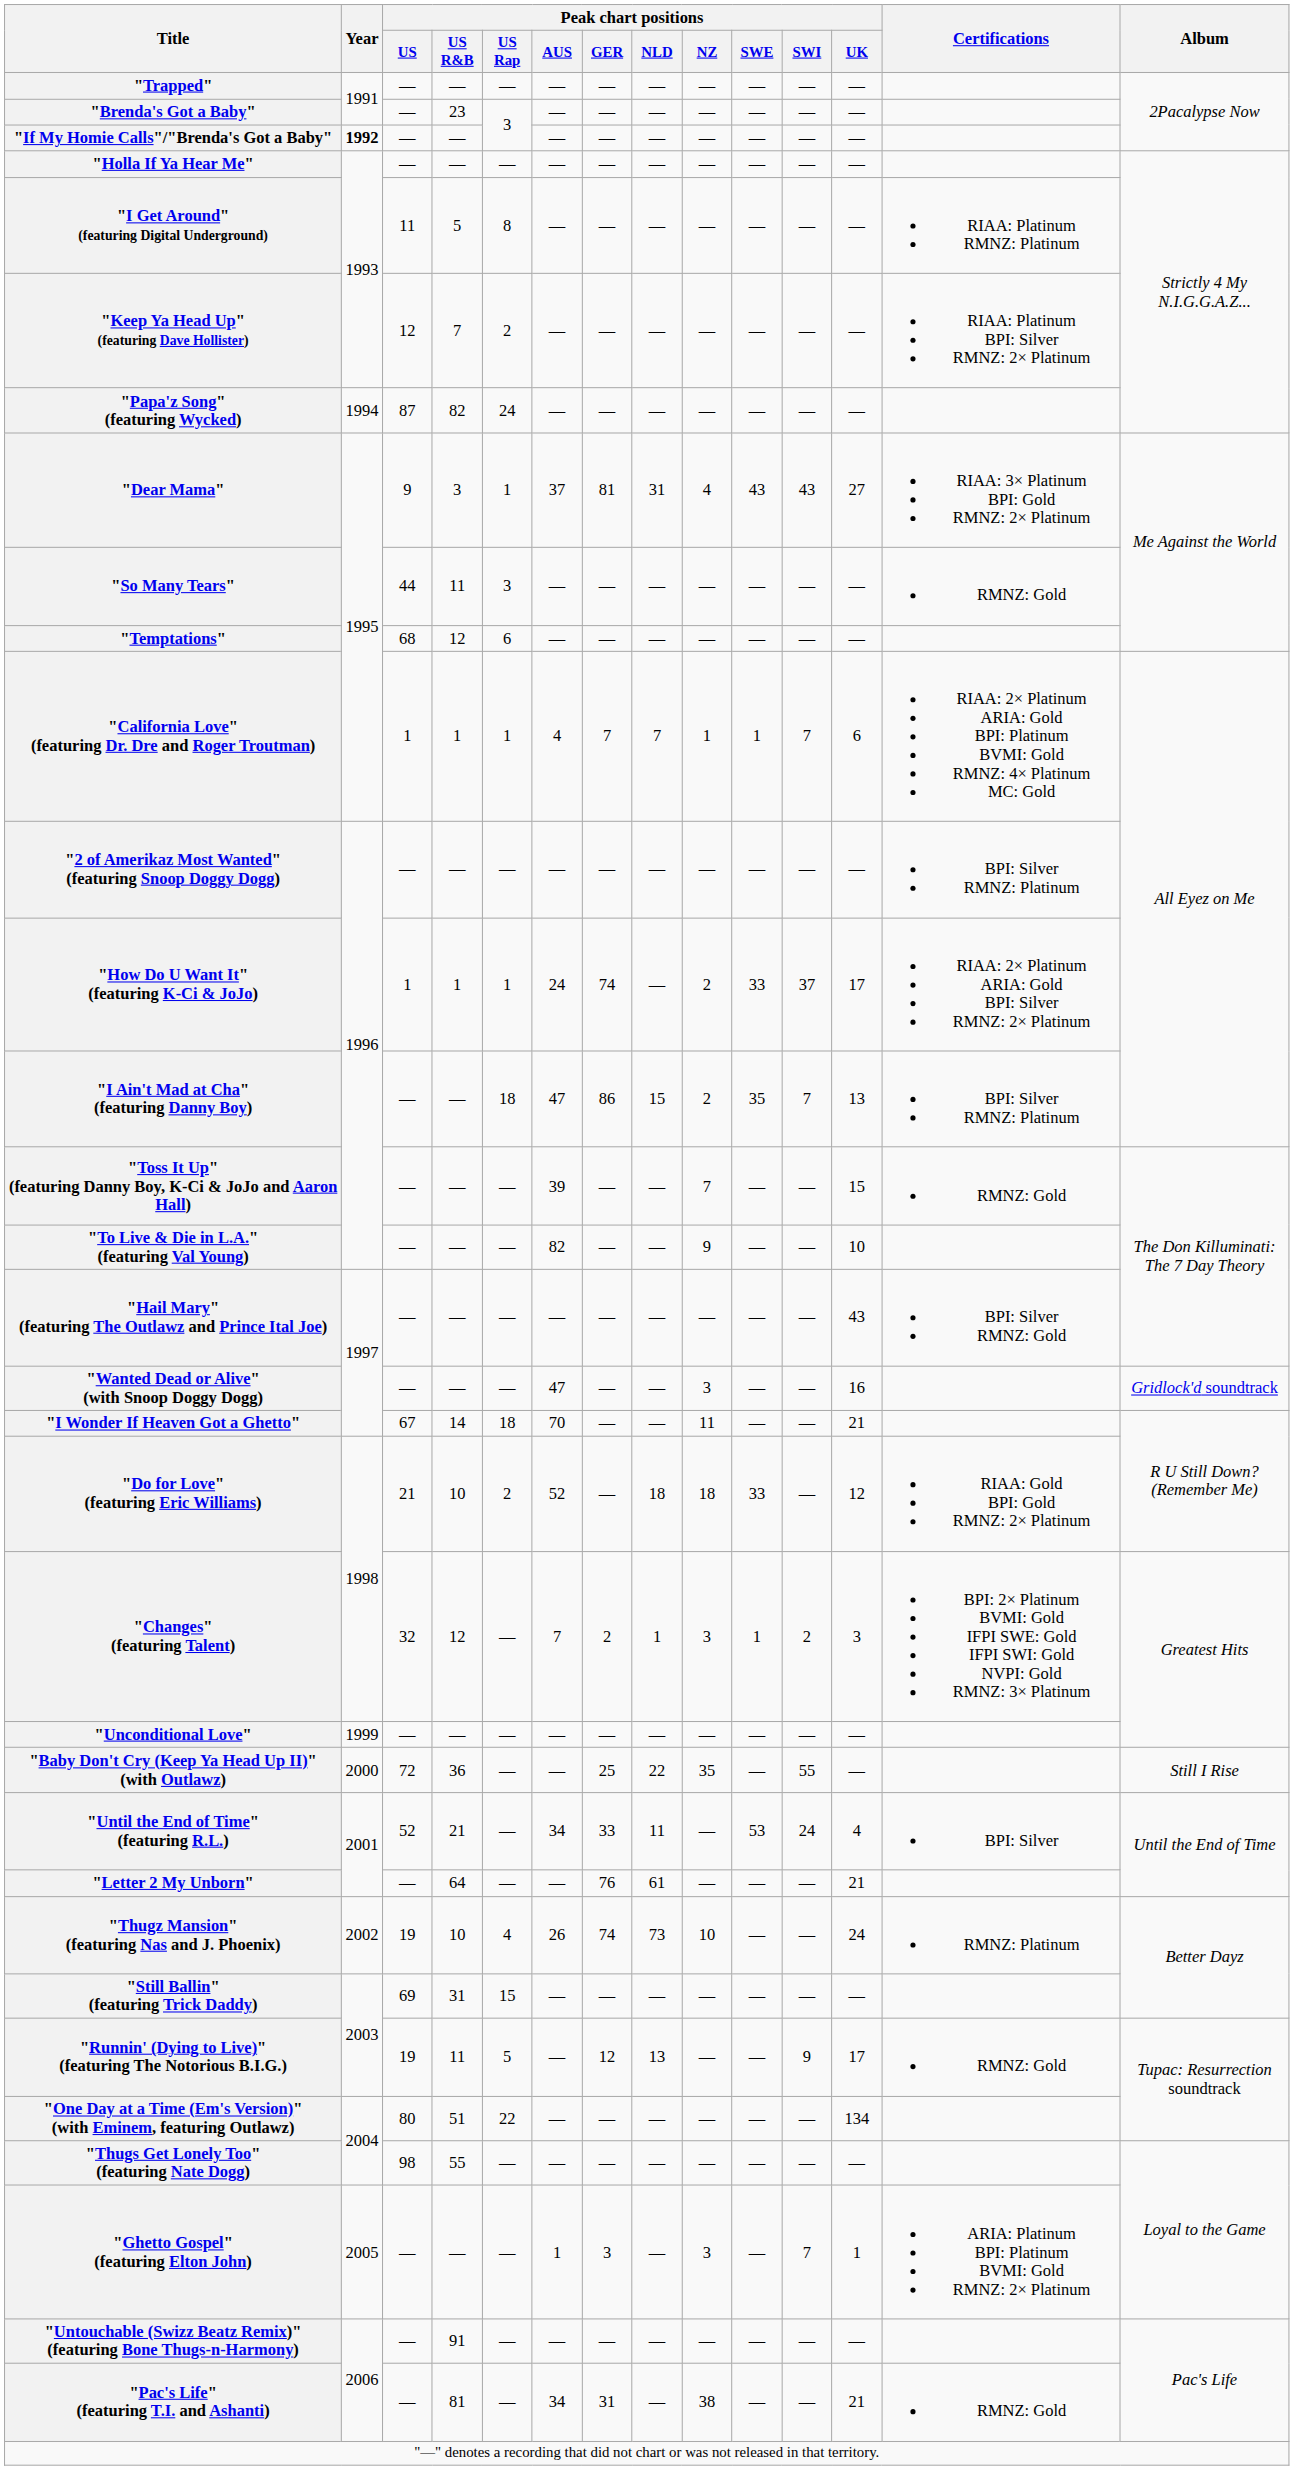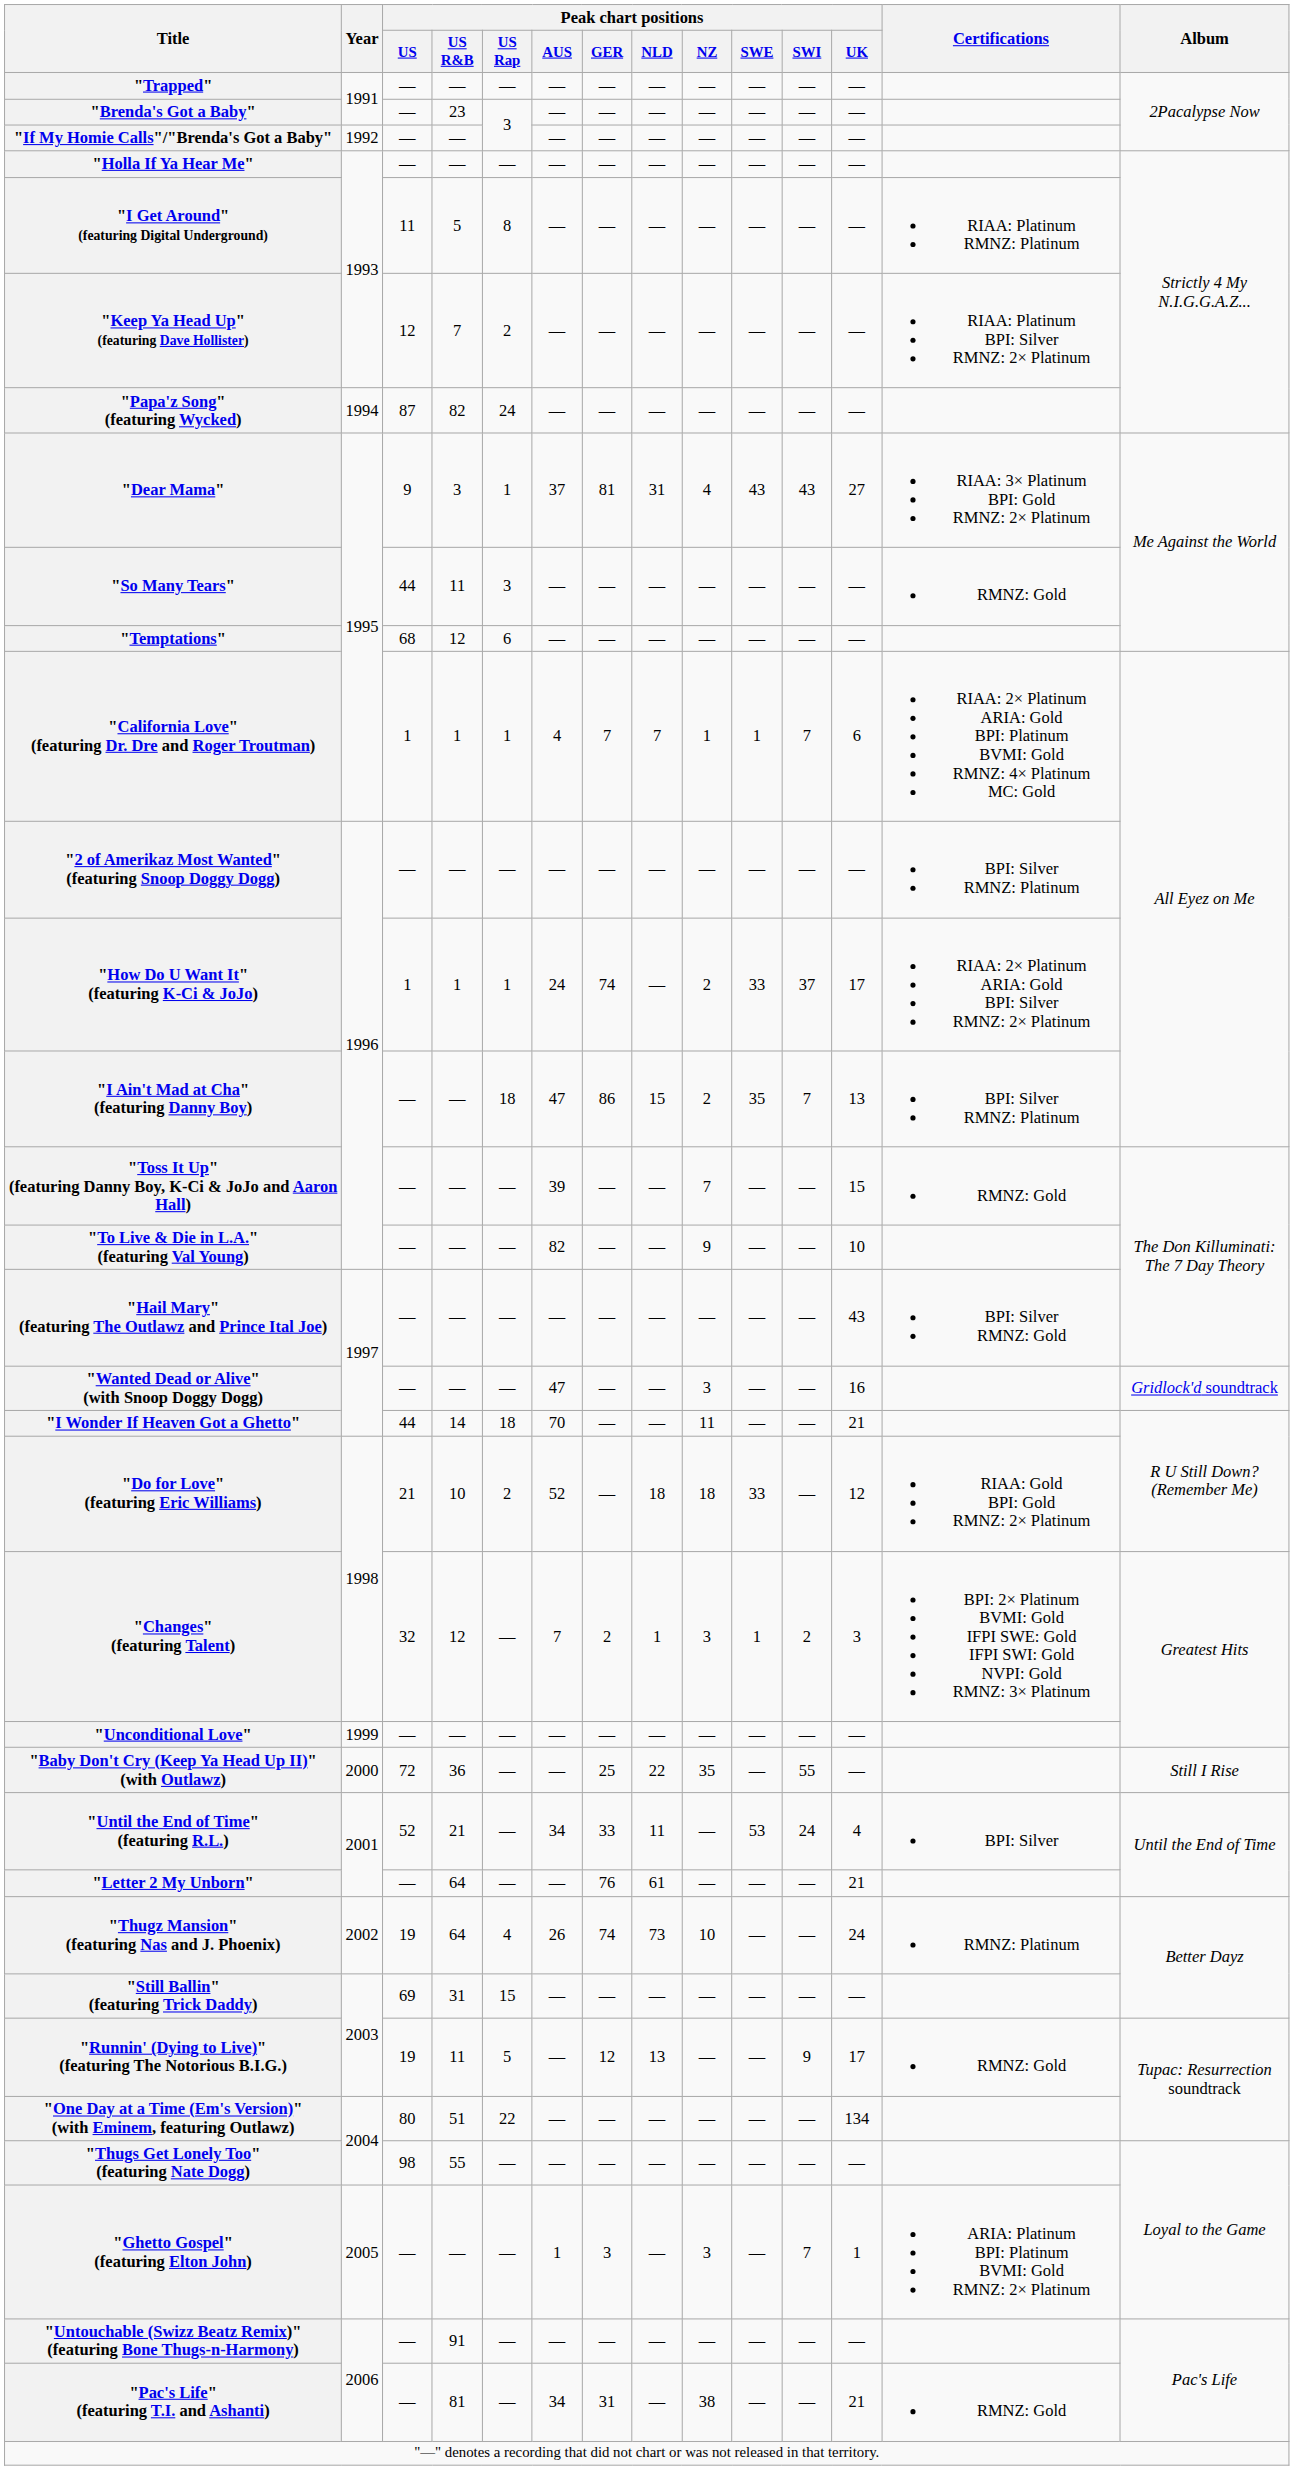(362, 137) bold -> (362, 137) normal
(407, 1423) 67 -> (407, 1423) 44
(457, 1934) 10 -> (457, 1934) 64
